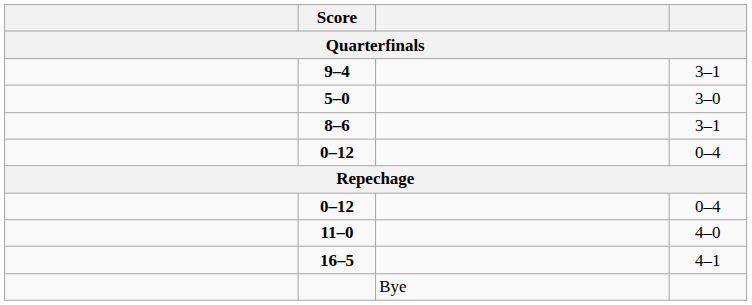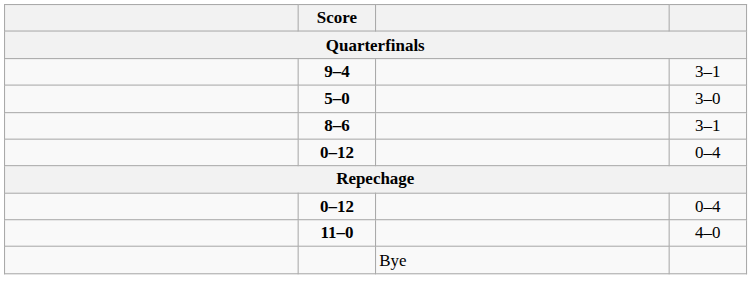- row: (337, 260)
